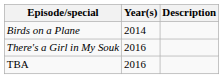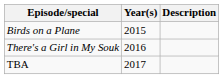(135, 30) 2014 -> (135, 30) 2015
(135, 64) 2016 -> (135, 64) 2017
